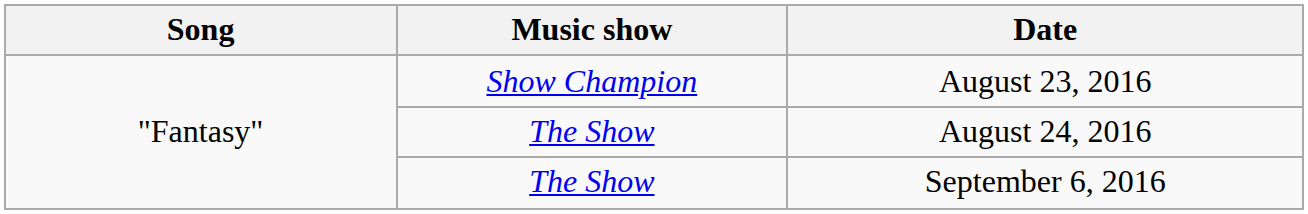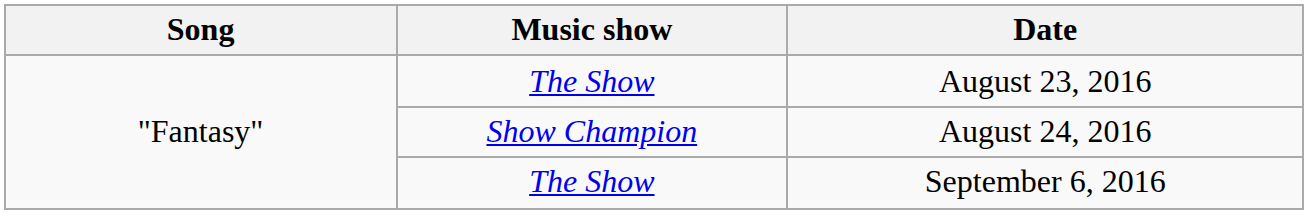(592, 80) Show Champion -> (592, 80) The Show
(592, 131) The Show -> (592, 131) Show Champion
